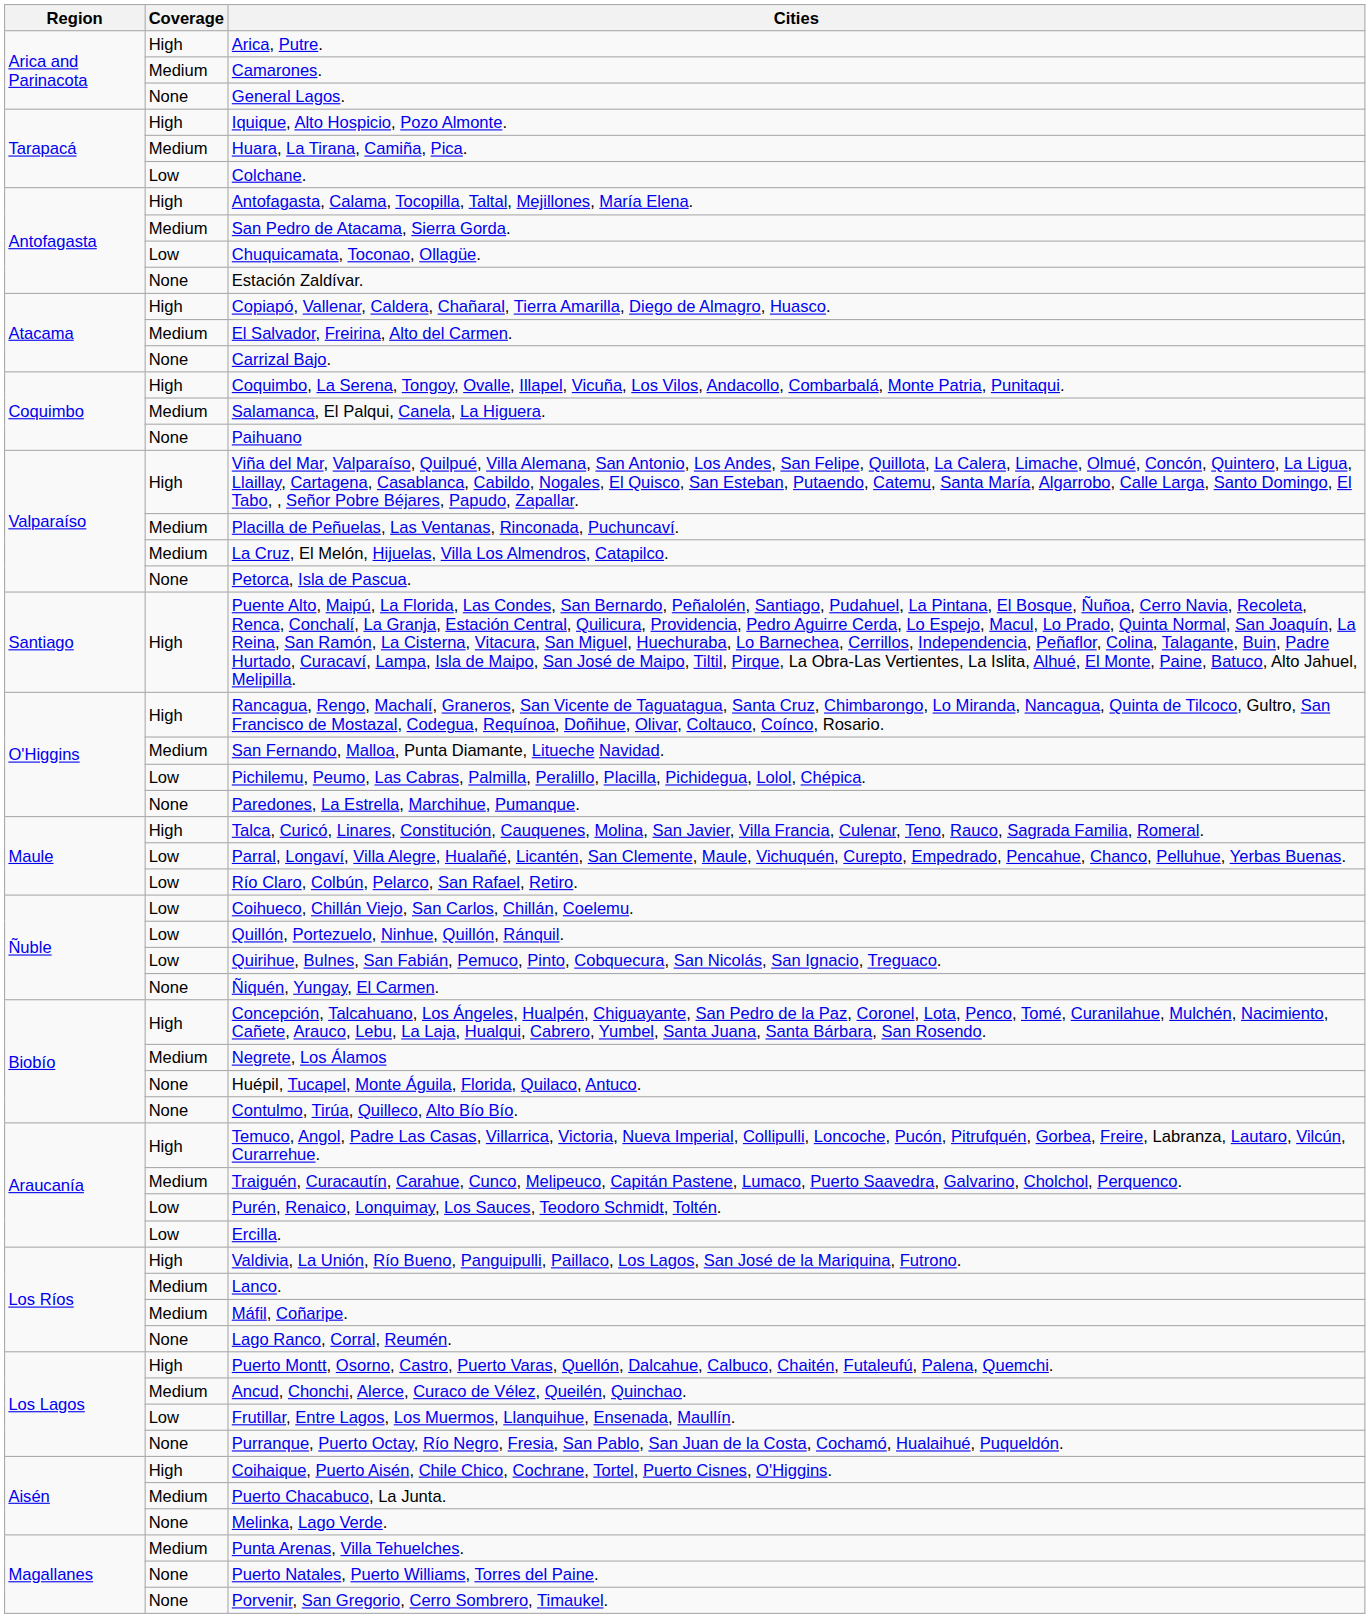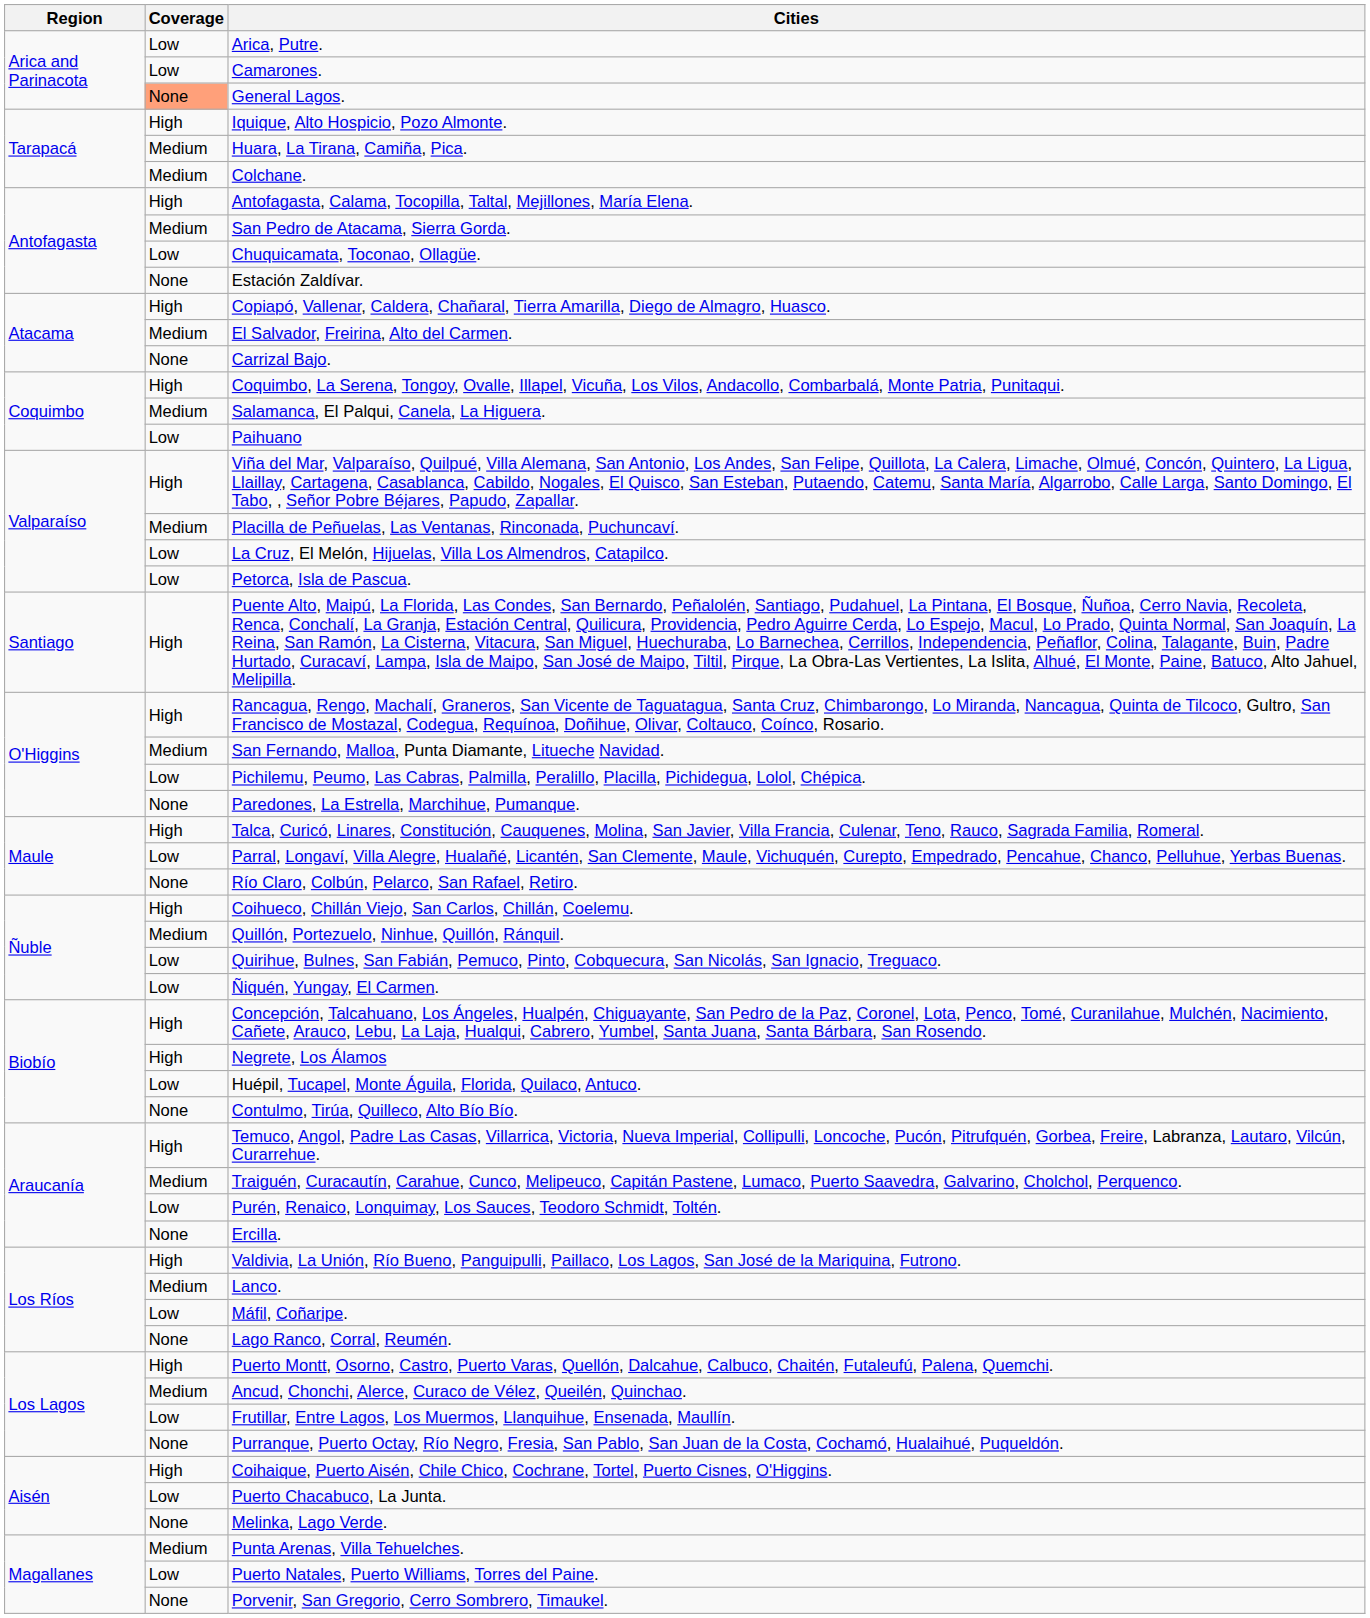(166, 44) High -> (164, 44) Low
(178, 70) Medium -> (164, 70) Low
(168, 97) no background -> (168, 97) lightsalmon background
(164, 175) Low -> (178, 175) Medium
(168, 437) None -> (164, 437) Low
(178, 553) Medium -> (164, 553) Low
(168, 579) None -> (164, 579) Low
(164, 882) Low -> (168, 882) None
(164, 908) Low -> (166, 908) High
(164, 934) Low -> (178, 934) Medium
(168, 987) None -> (164, 987) Low
(178, 1058) Medium -> (166, 1058) High
(168, 1084) None -> (164, 1084) Low
(164, 1234) Low -> (168, 1234) None
(178, 1312) Medium -> (164, 1312) Low
(178, 1496) Medium -> (164, 1496) Low
(168, 1575) None -> (164, 1575) Low
